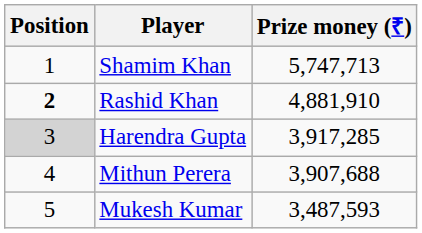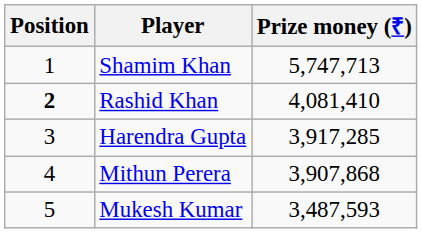(334, 100) 4,881,910 -> (334, 100) 4,081,410
(49, 137) lightgrey background -> (49, 137) no background
(334, 173) 3,907,688 -> (334, 173) 3,907,868
